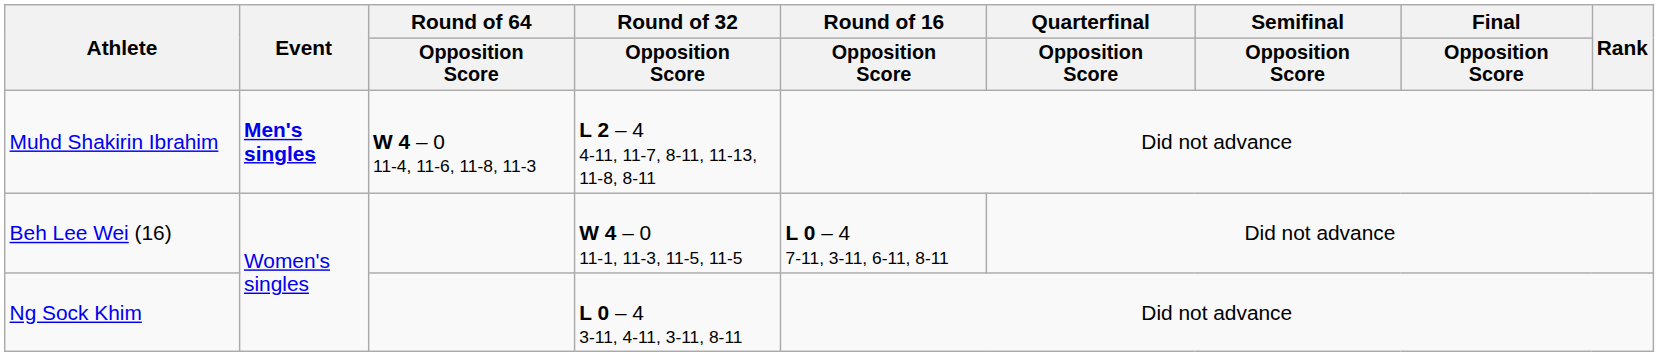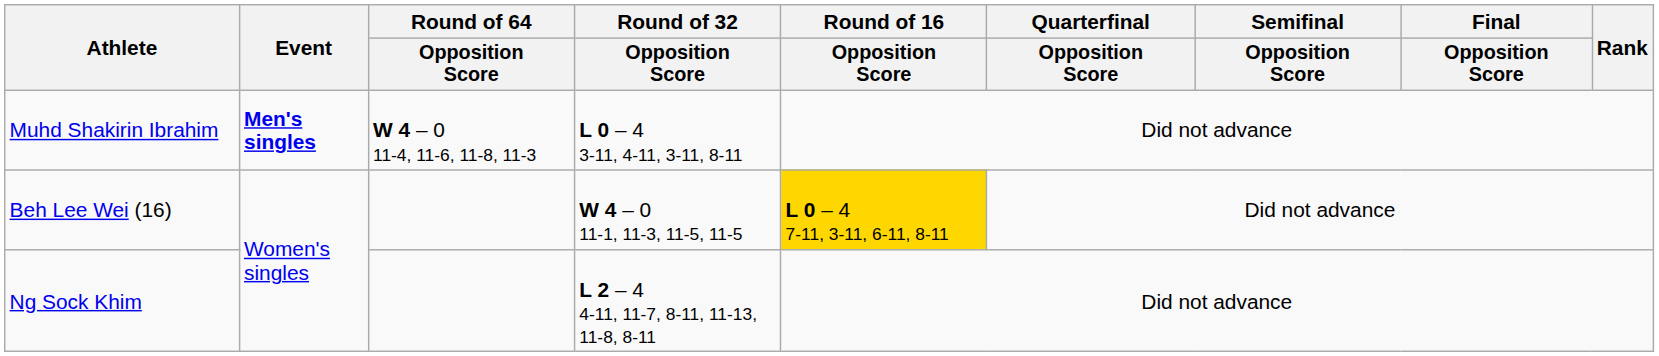(668, 154) L 2 – 4 4-11, 11-7, 8-11, 11-13, 11-8, 8-11 -> (661, 142) L 0 – 4 3-11, 4-11, 3-11, 8-11
(867, 245) no background -> (867, 222) gold background
(661, 324) L 0 – 4 3-11, 4-11, 3-11, 8-11 -> (668, 313) L 2 – 4 4-11, 11-7, 8-11, 11-13, 11-8, 8-11
